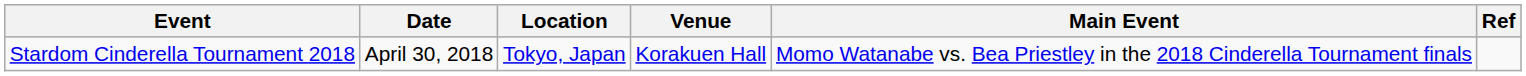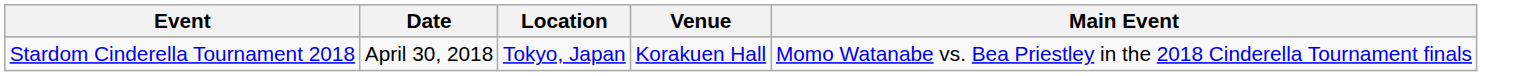- column: (1499, 21)
